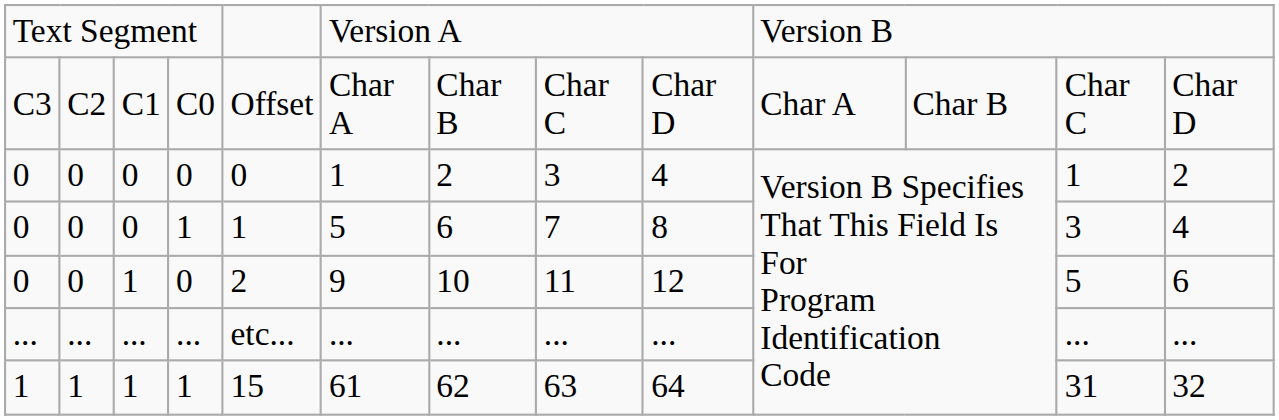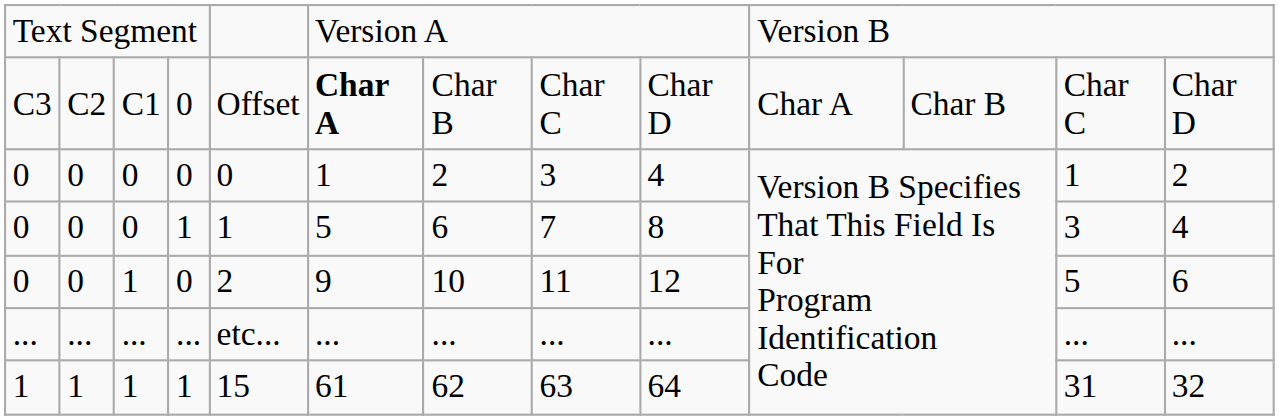(196, 102) C0 -> (184, 102) 0
(361, 102) normal -> (352, 102) bold
